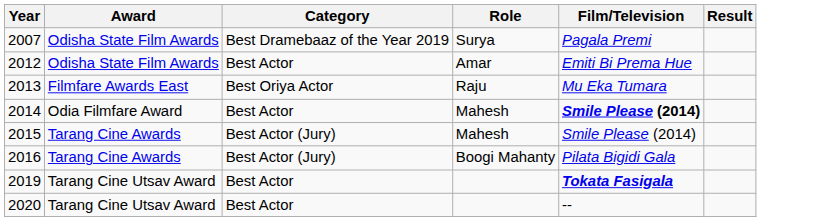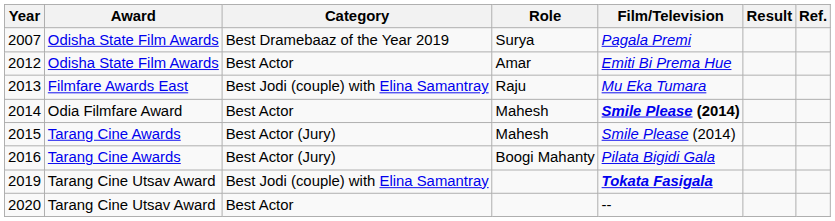+ column: (813, 16)
(279, 87) Best Oriya Actor -> (357, 87) Best Jodi (couple) with Elina Samantray
(260, 181) Best Actor -> (357, 181) Best Jodi (couple) with Elina Samantray
